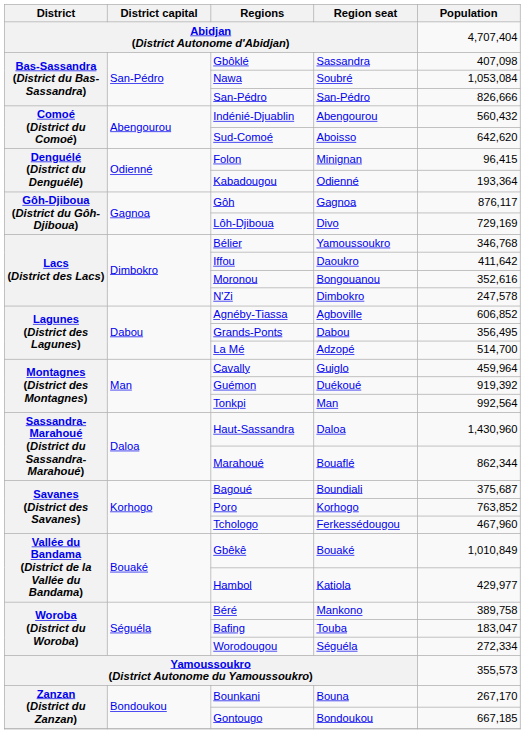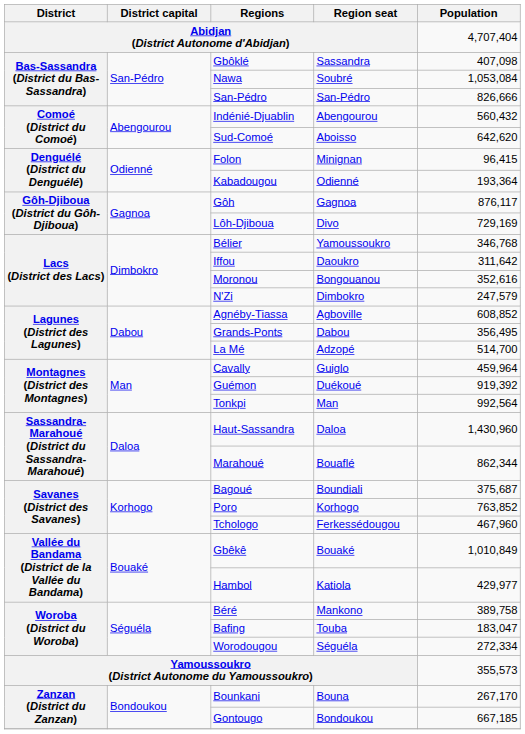(498, 261) 411,642 -> (498, 261) 311,642
(497, 296) 247,578 -> (497, 296) 247,579
(497, 314) 606,852 -> (497, 314) 608,852
